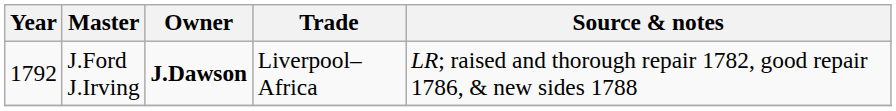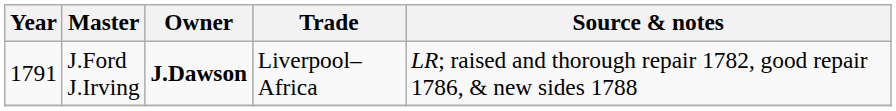(33, 73) 1792 -> (33, 73) 1791
